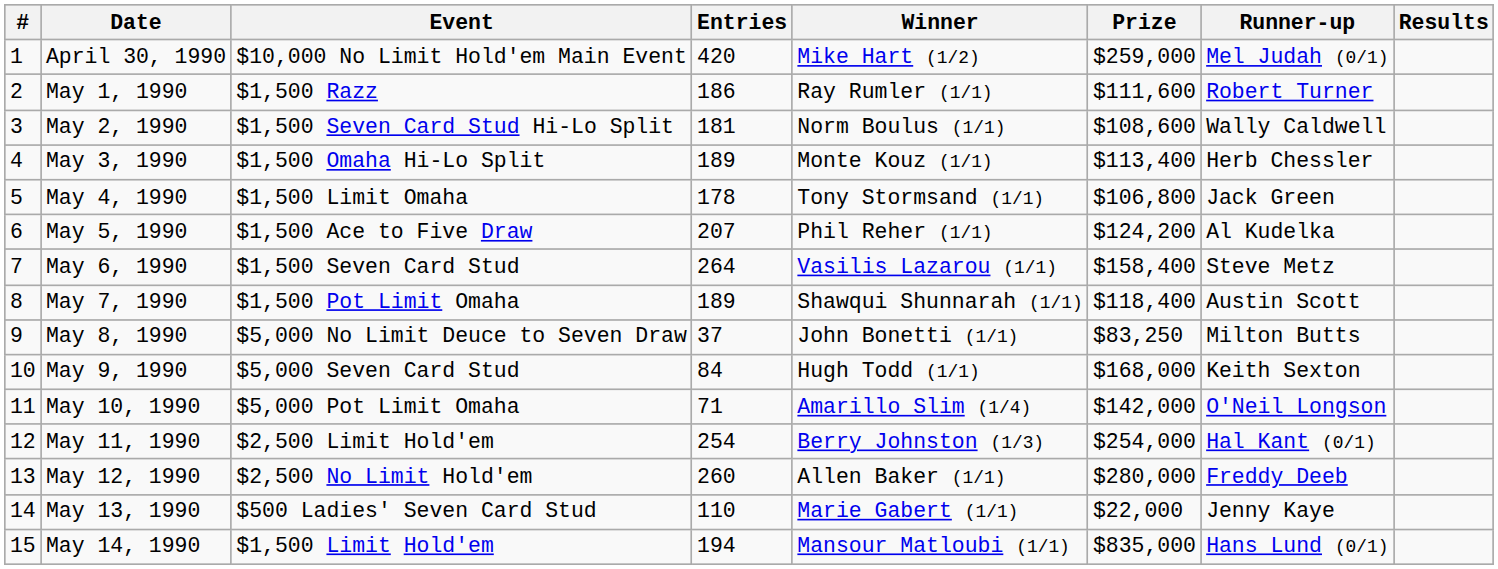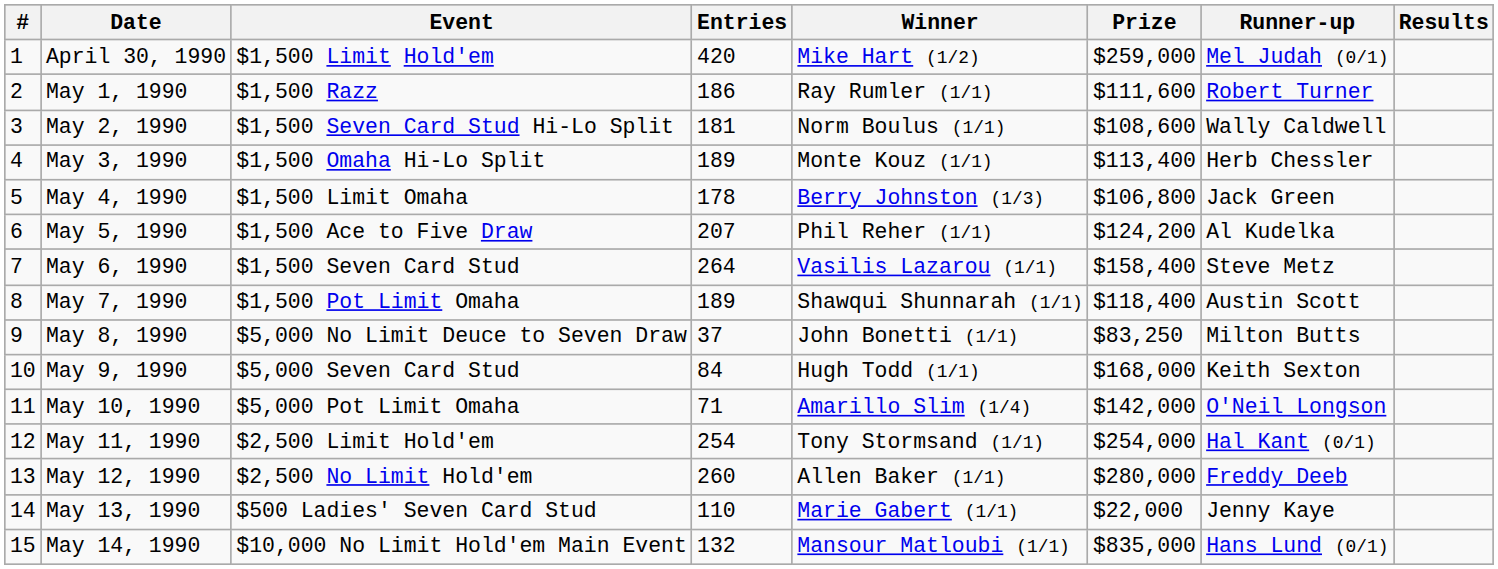(462, 57) $10,000 No Limit Hold'em Main Event -> (365, 57) $1,500 Limit Hold'em
(921, 197) Tony Stormsand (1/1) -> (921, 197) Berry Johnston (1/3)
(921, 442) Berry Johnston (1/3) -> (921, 442) Tony Stormsand (1/1)
(365, 547) $1,500 Limit Hold'em -> (462, 547) $10,000 No Limit Hold'em Main Event
(716, 547) 194 -> (716, 547) 132
